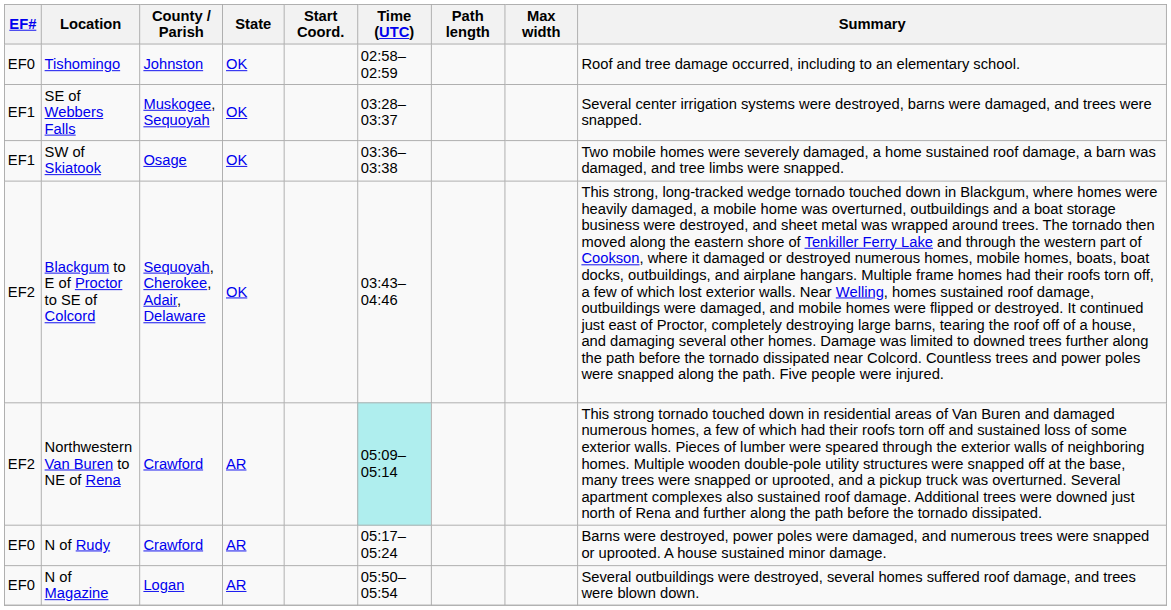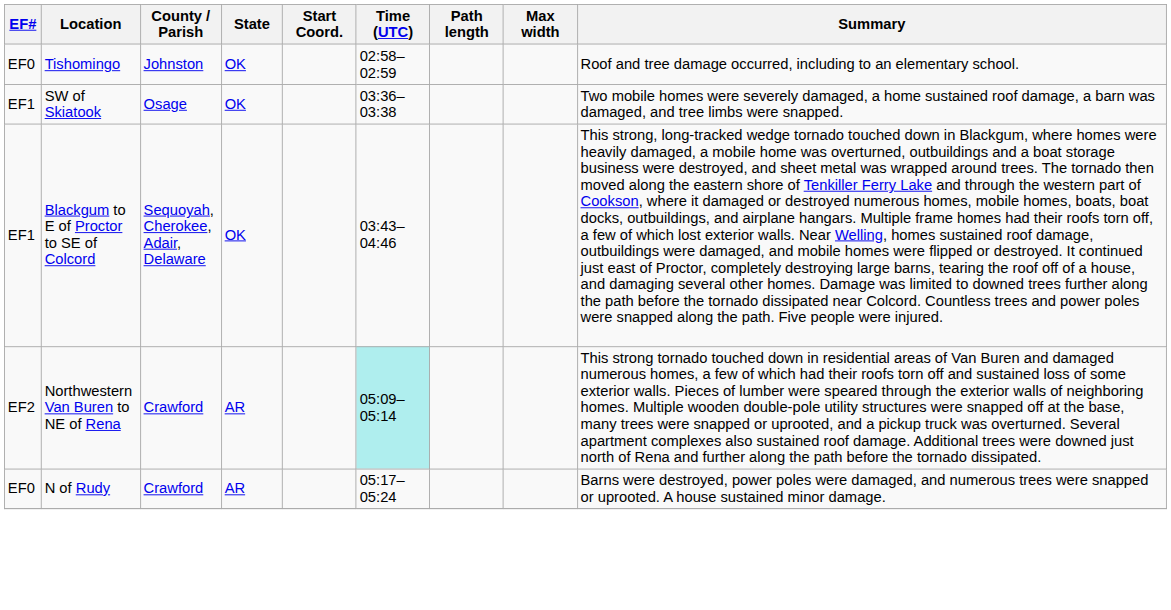- row: (74, 112)
(21, 291) EF2 -> (21, 235) EF1
- row: (77, 585)
